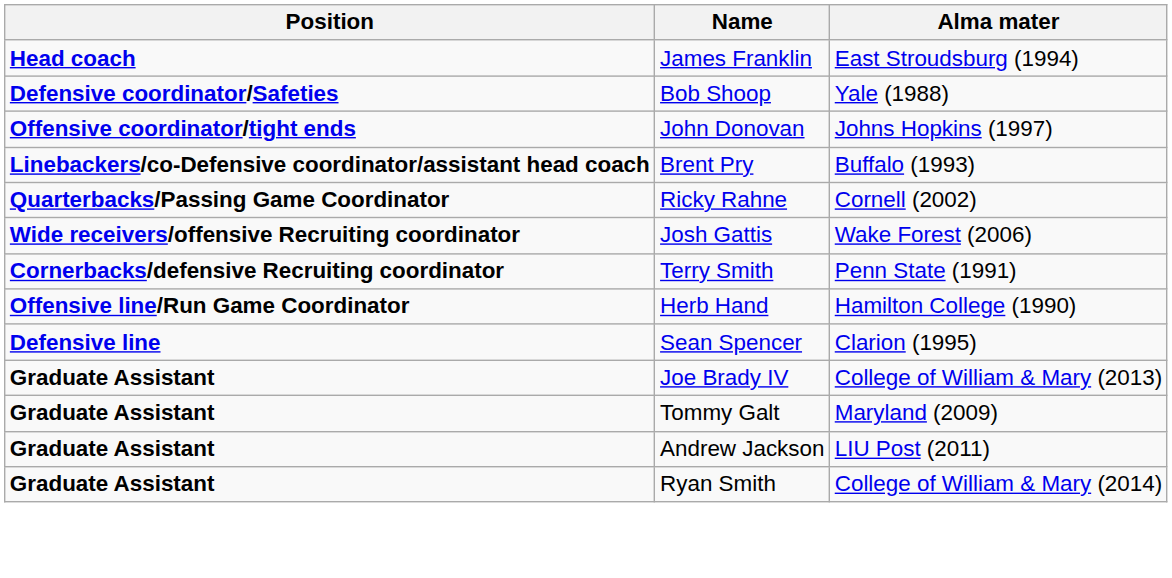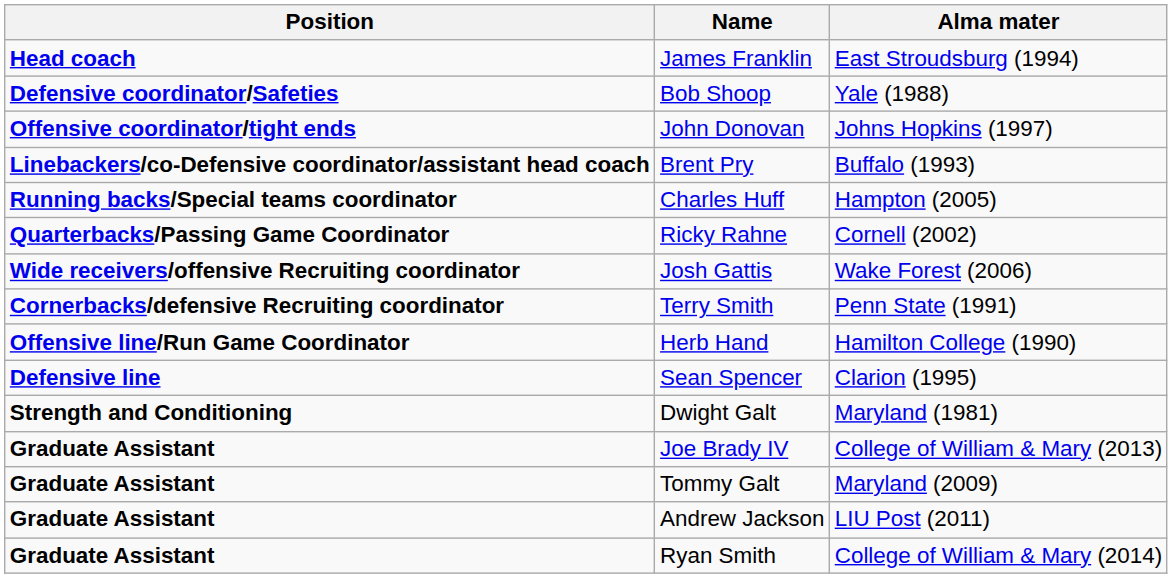+ row: (722, 199)
+ row: (718, 413)
